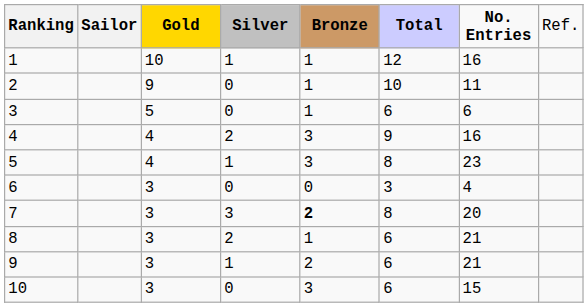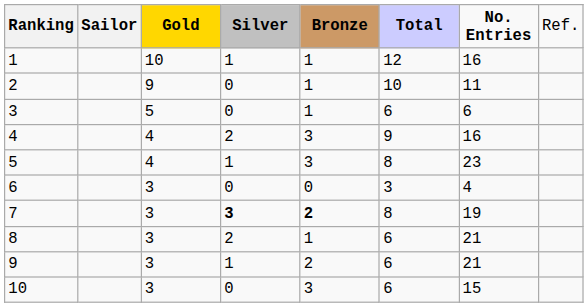(229, 213) normal -> (229, 213) bold
(472, 213) 20 -> (472, 213) 19
